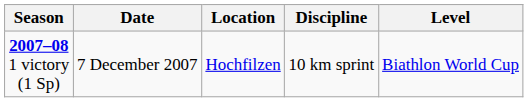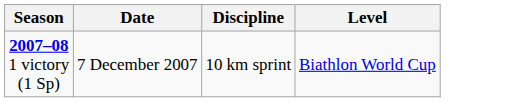- column: (243, 17)
